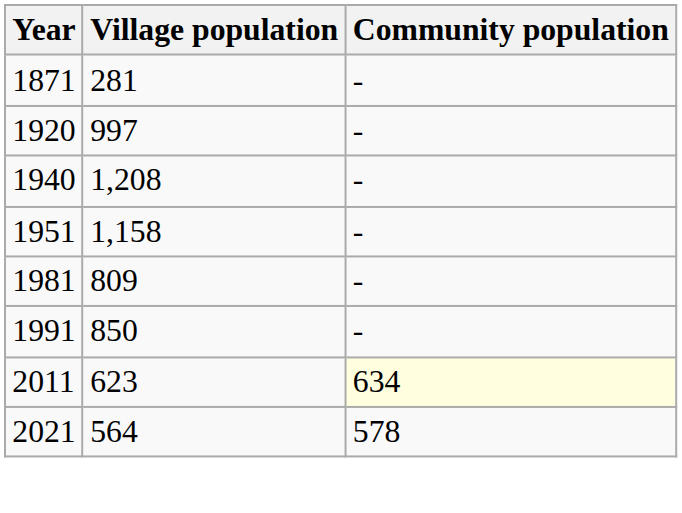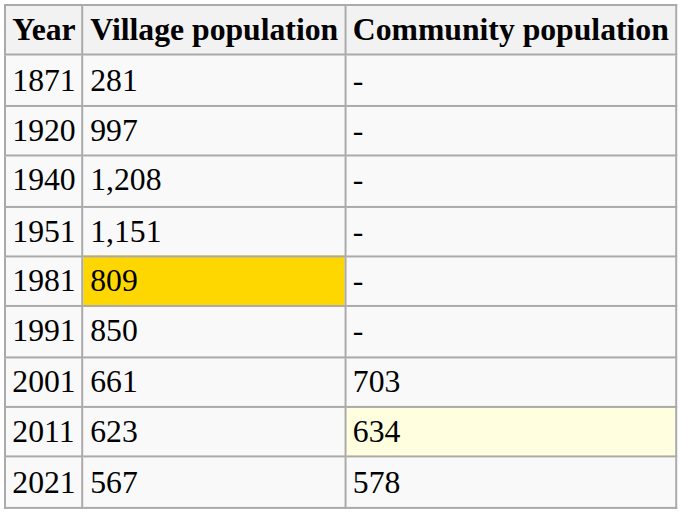(126, 230) 1,158 -> (126, 230) 1,151
(114, 280) no background -> (114, 280) gold background
+ row: (44, 381)
(114, 431) 564 -> (114, 481) 567
